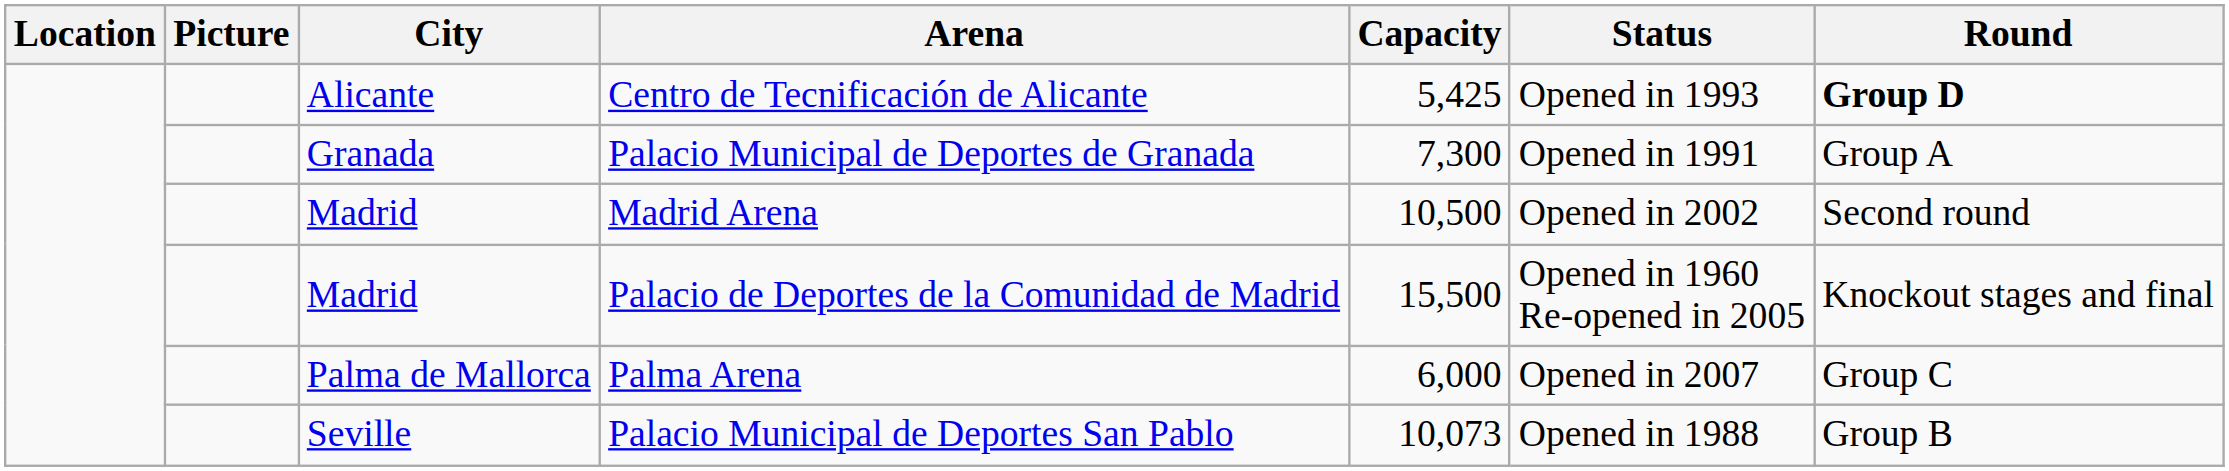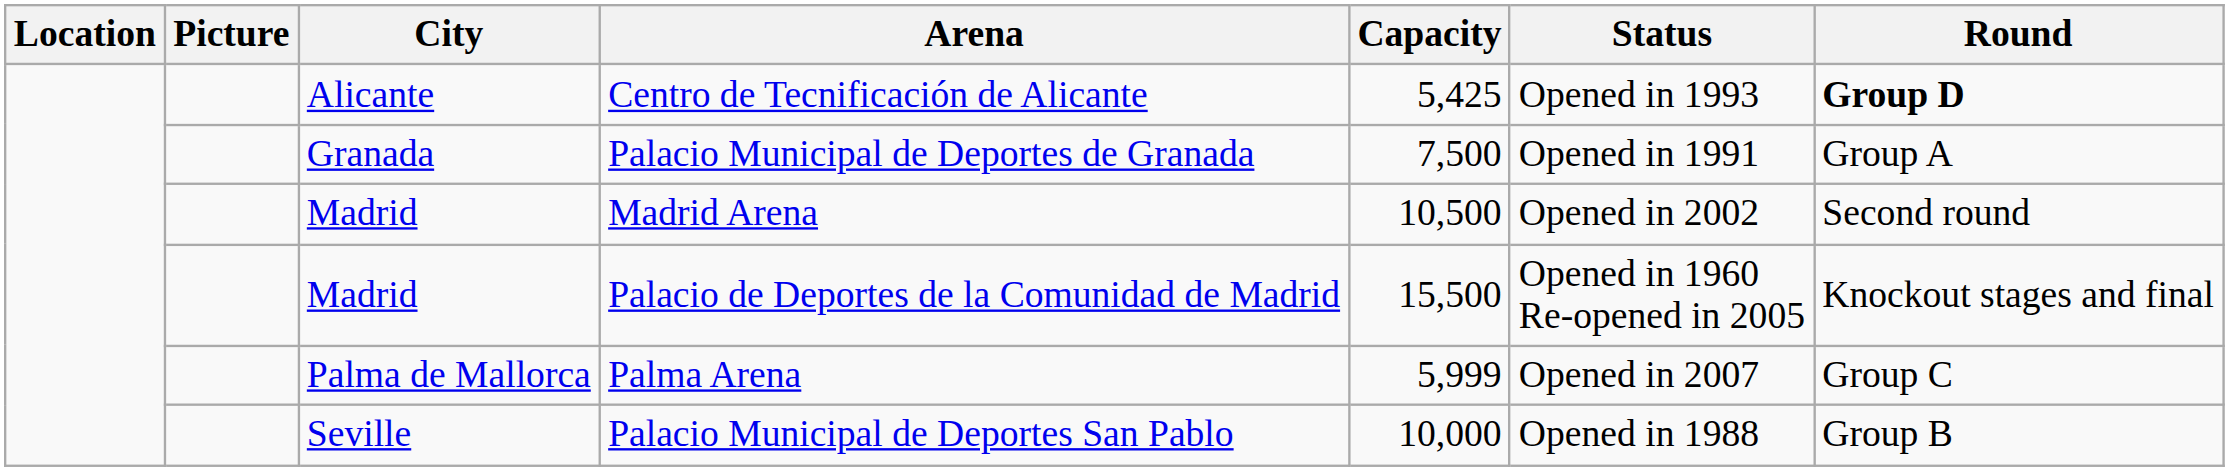(1459, 153) 7,300 -> (1459, 153) 7,500
(1459, 374) 6,000 -> (1459, 374) 5,999
(1450, 434) 10,073 -> (1450, 434) 10,000
